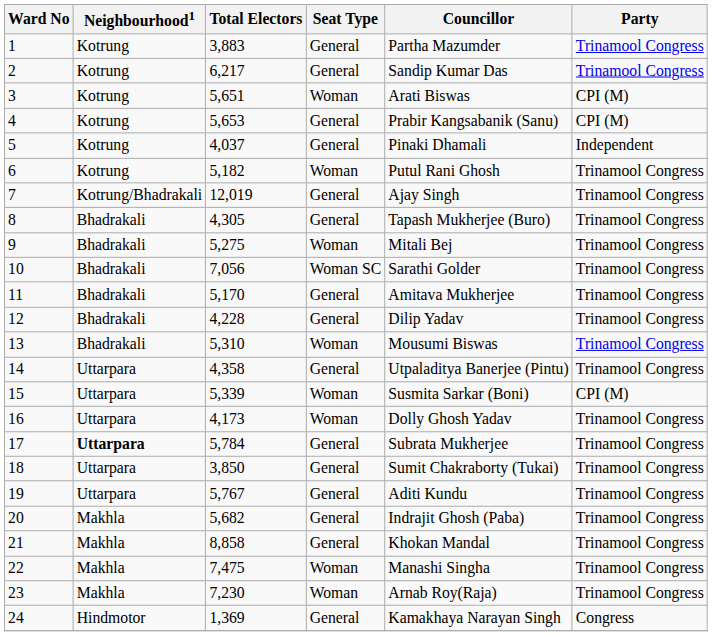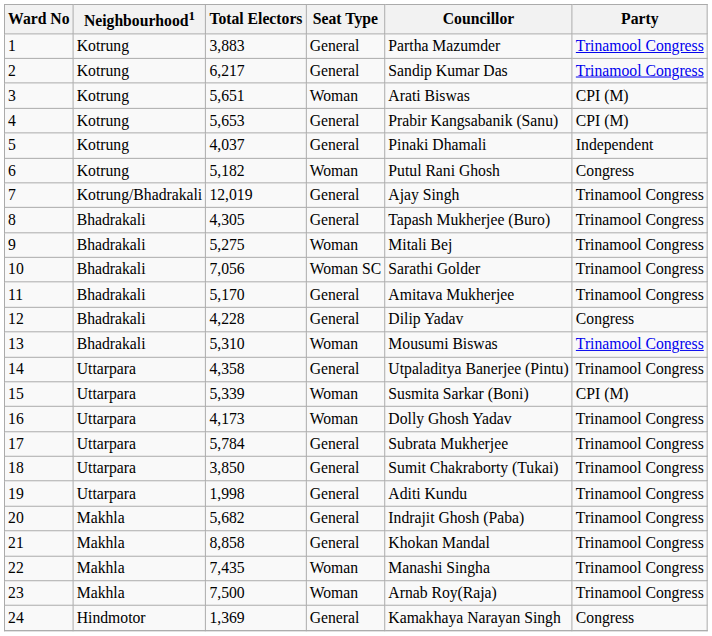(640, 170) Trinamool Congress -> (605, 170) Congress
(640, 319) Trinamool Congress -> (605, 319) Congress
(111, 443) bold -> (106, 443) normal
(227, 493) 5,767 -> (227, 493) 1,998
(227, 568) 7,475 -> (227, 568) 7,435
(227, 593) 7,230 -> (227, 593) 7,500
